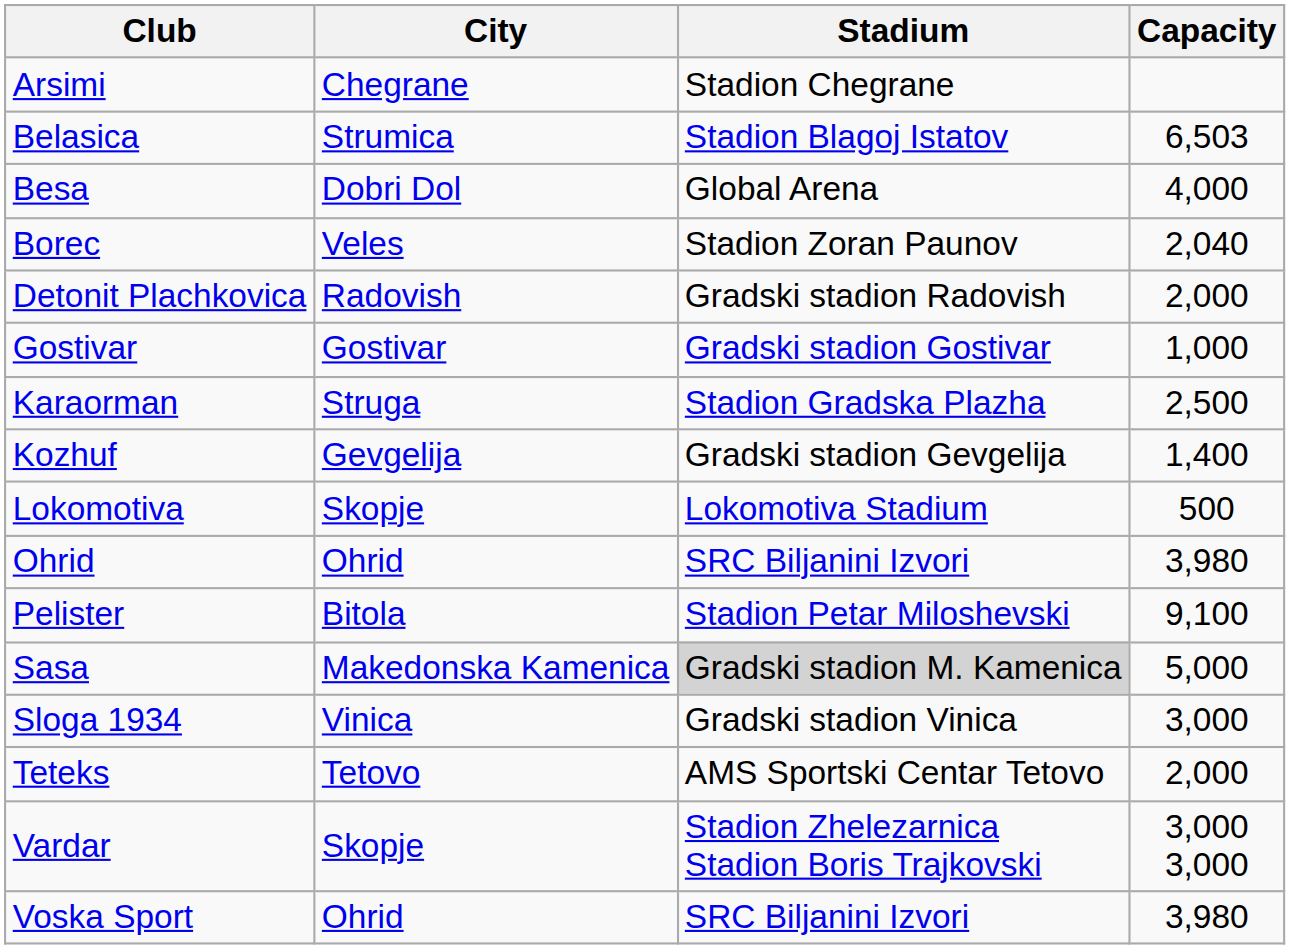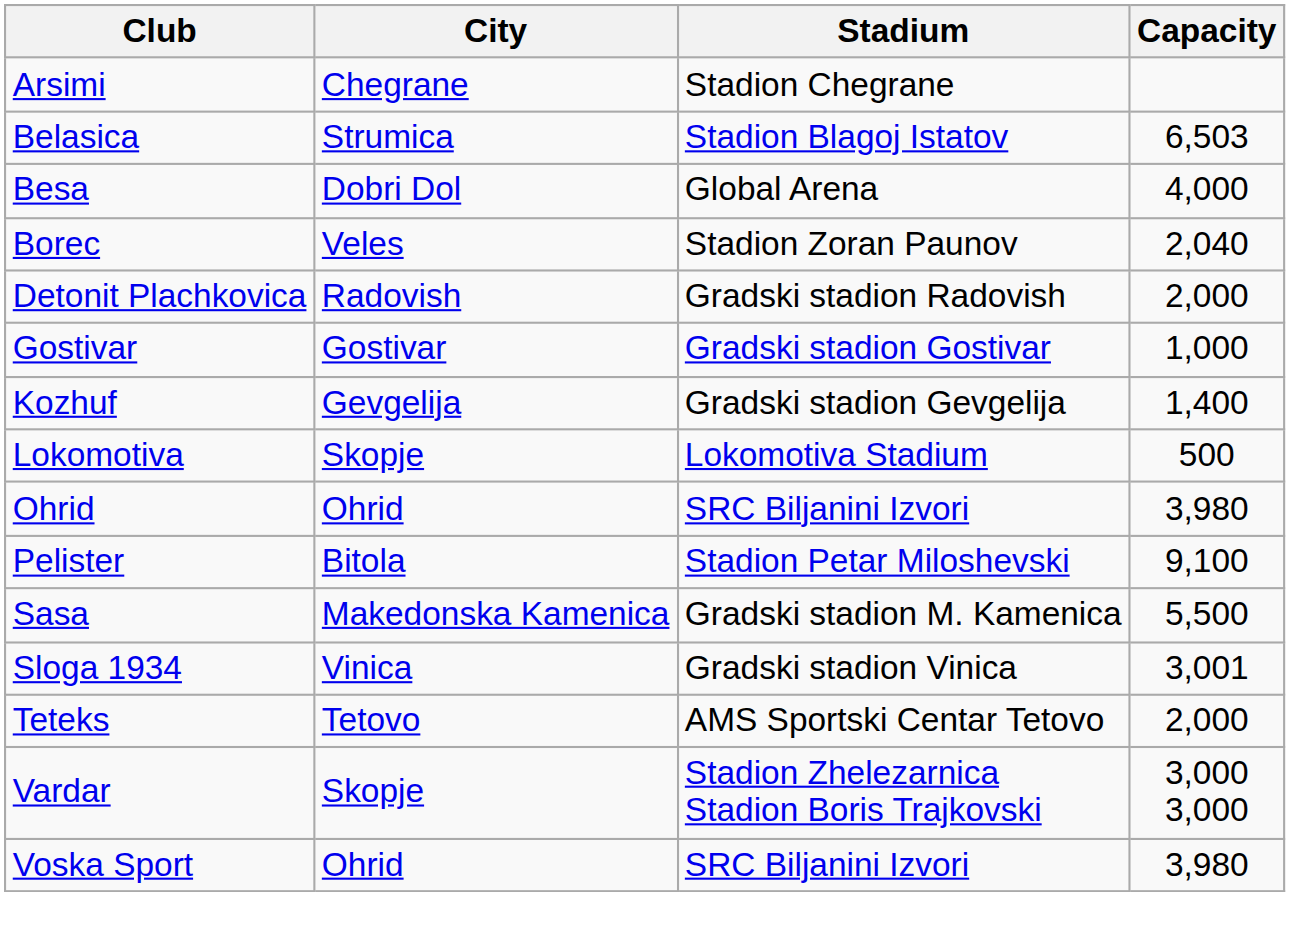- row: (95, 402)
(903, 667) lightgrey background -> (903, 614) no background
(1207, 667) 5,000 -> (1207, 614) 5,500
(1207, 720) 3,000 -> (1207, 667) 3,001
